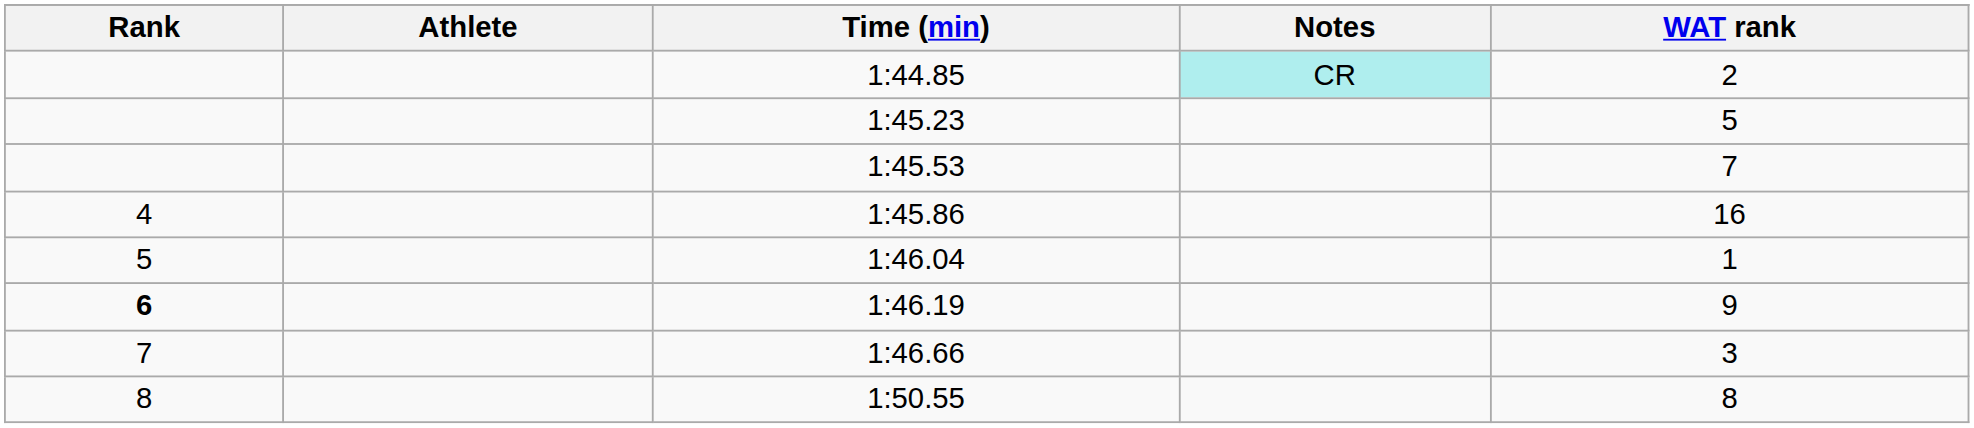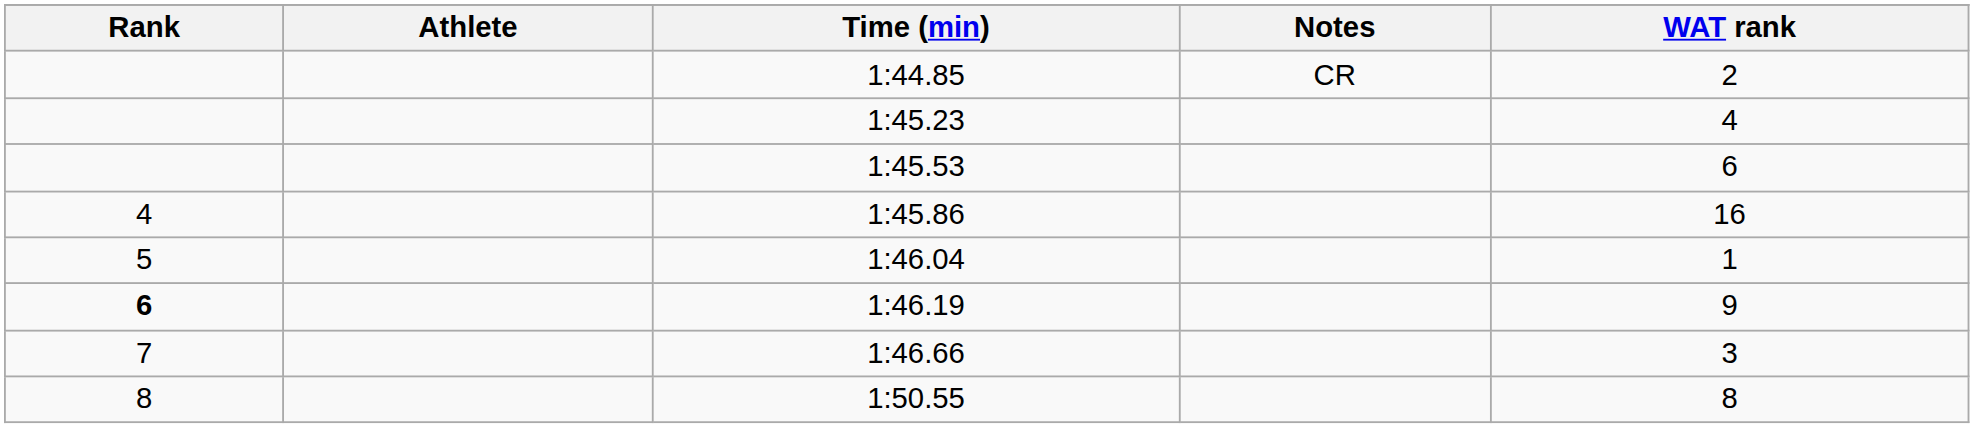(1335, 74) paleturquoise background -> (1335, 74) no background
(1730, 120) 5 -> (1730, 120) 4
(1730, 167) 7 -> (1730, 167) 6
